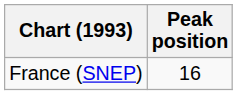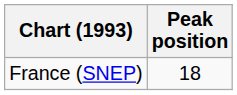(190, 73) 16 -> (190, 73) 18
